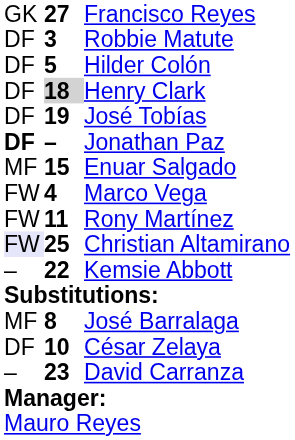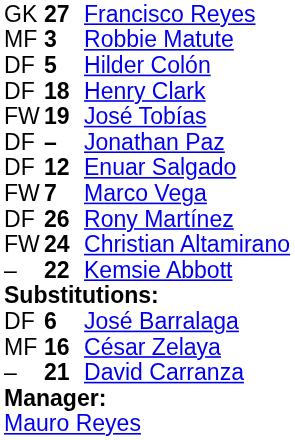(19, 39) DF -> (21, 39) MF
(57, 91) lightgrey background -> (57, 91) no background
(19, 116) DF -> (22, 116) FW
(19, 142) bold -> (19, 142) normal
(21, 167) MF -> (19, 167) DF
(57, 167) 15 -> (57, 167) 12
(50, 193) 4 -> (50, 193) 7
(22, 219) FW -> (19, 219) DF
(56, 219) 11 -> (57, 219) 26
(22, 244) lavender background -> (22, 244) no background
(57, 244) 25 -> (57, 244) 24
(21, 321) MF -> (19, 321) DF
(50, 321) 8 -> (50, 321) 6
(19, 347) DF -> (21, 347) MF
(57, 347) 10 -> (57, 347) 16
(57, 372) 23 -> (57, 372) 21
